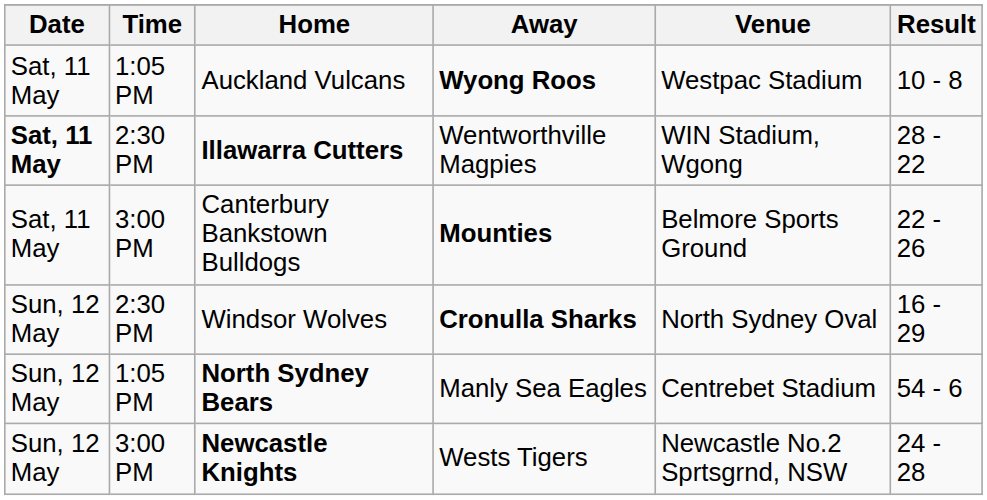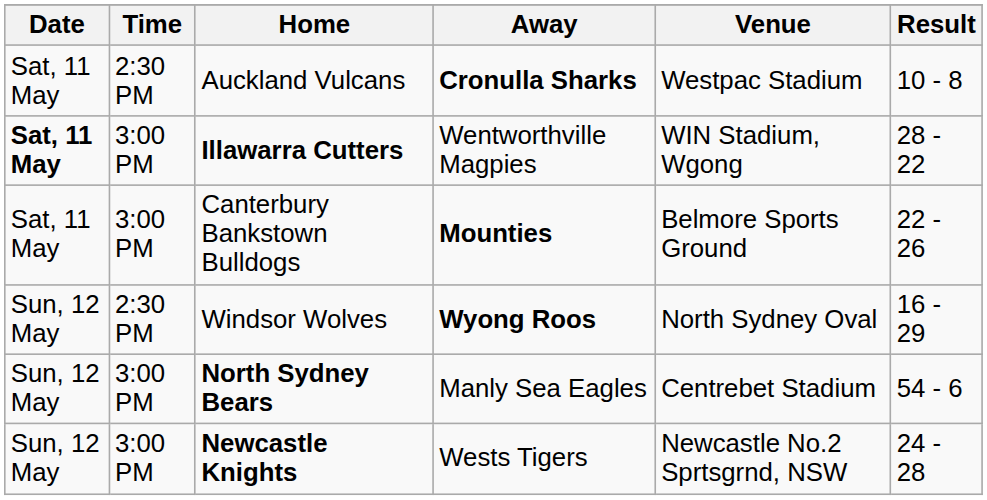(140, 80) 1:05 PM -> (140, 80) 2:30 PM
(518, 80) Wyong Roos -> (538, 80) Cronulla Sharks
(140, 150) 2:30 PM -> (140, 150) 3:00 PM
(538, 318) Cronulla Sharks -> (518, 318) Wyong Roos
(140, 388) 1:05 PM -> (140, 388) 3:00 PM
